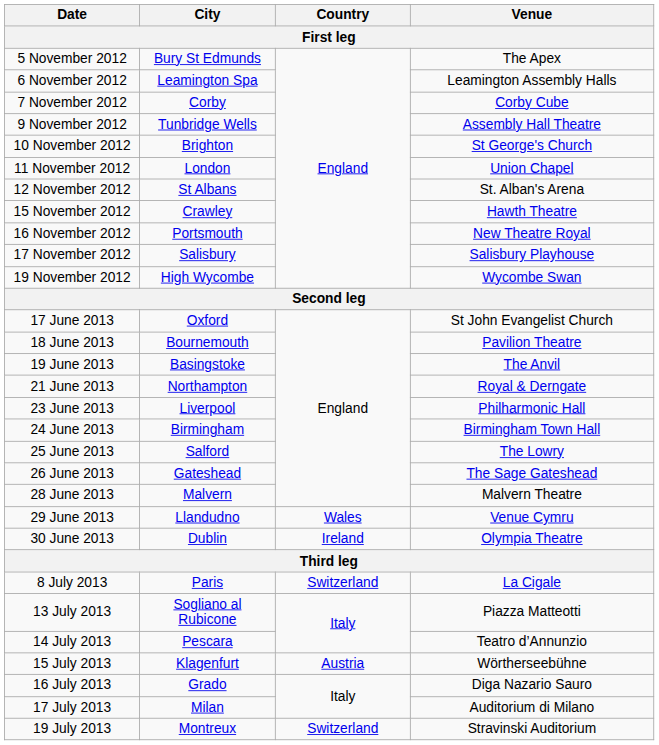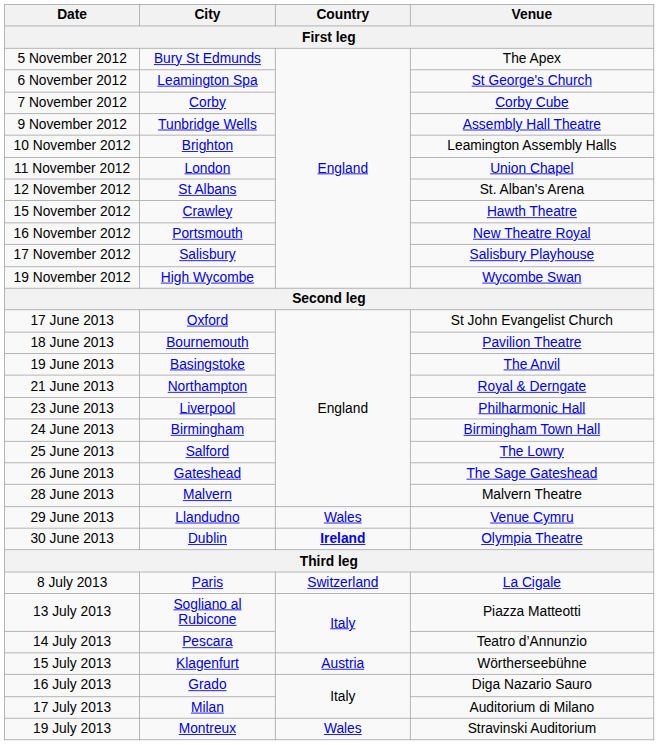(532, 80) Leamington Assembly Halls -> (532, 80) St George's Church
(532, 146) St George's Church -> (532, 146) Leamington Assembly Halls
(343, 539) normal -> (343, 539) bold
(343, 729) Switzerland -> (343, 729) Wales
